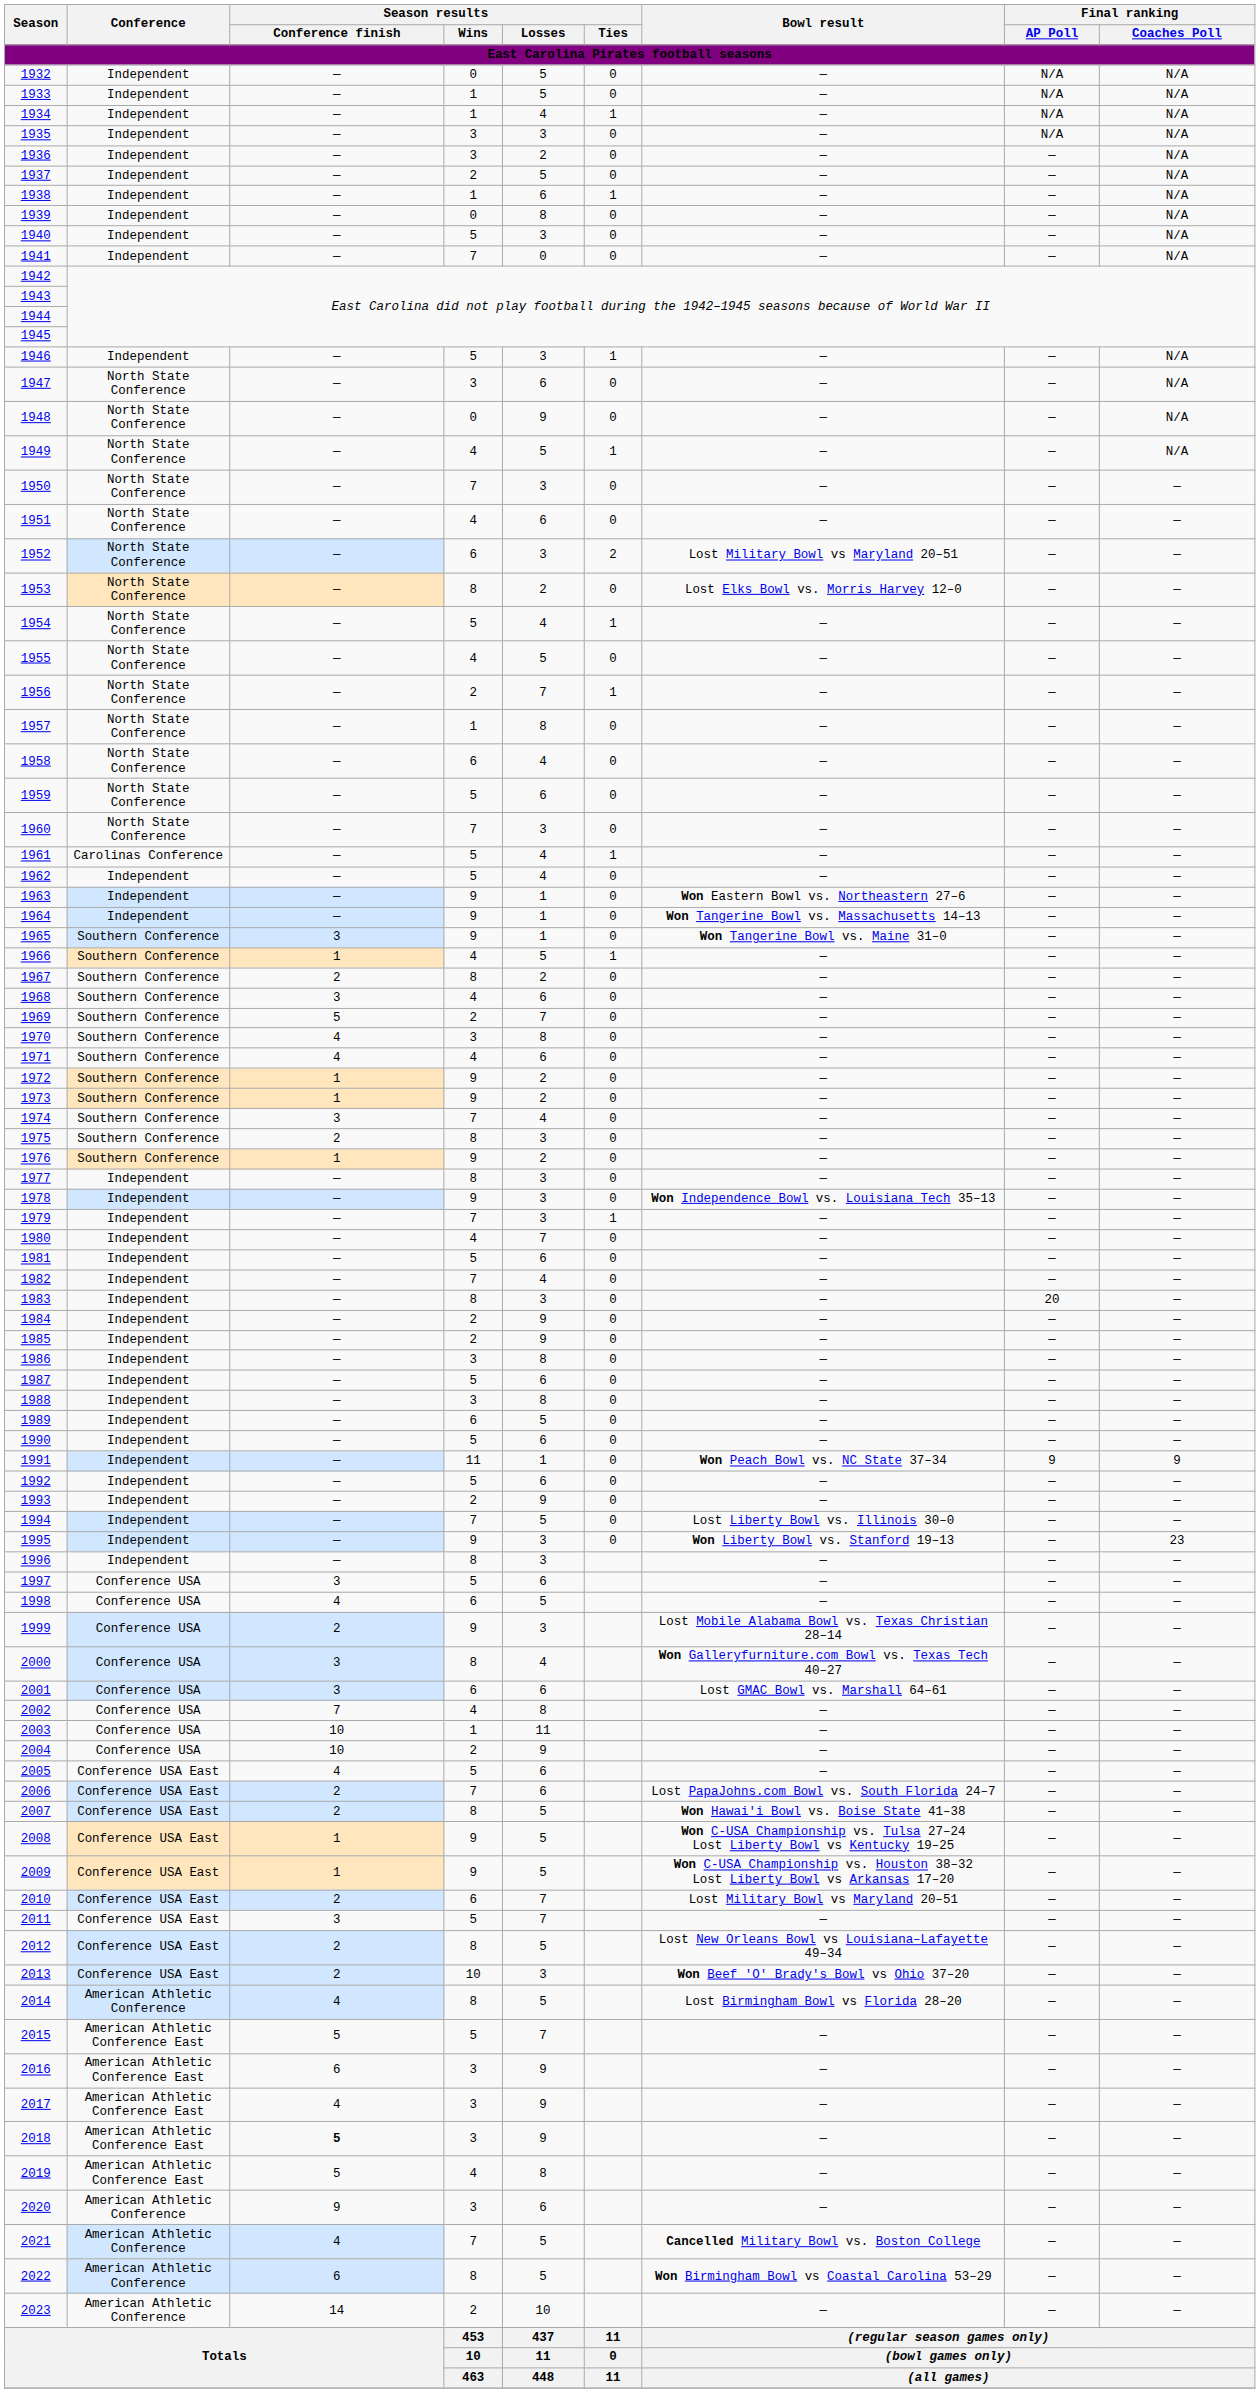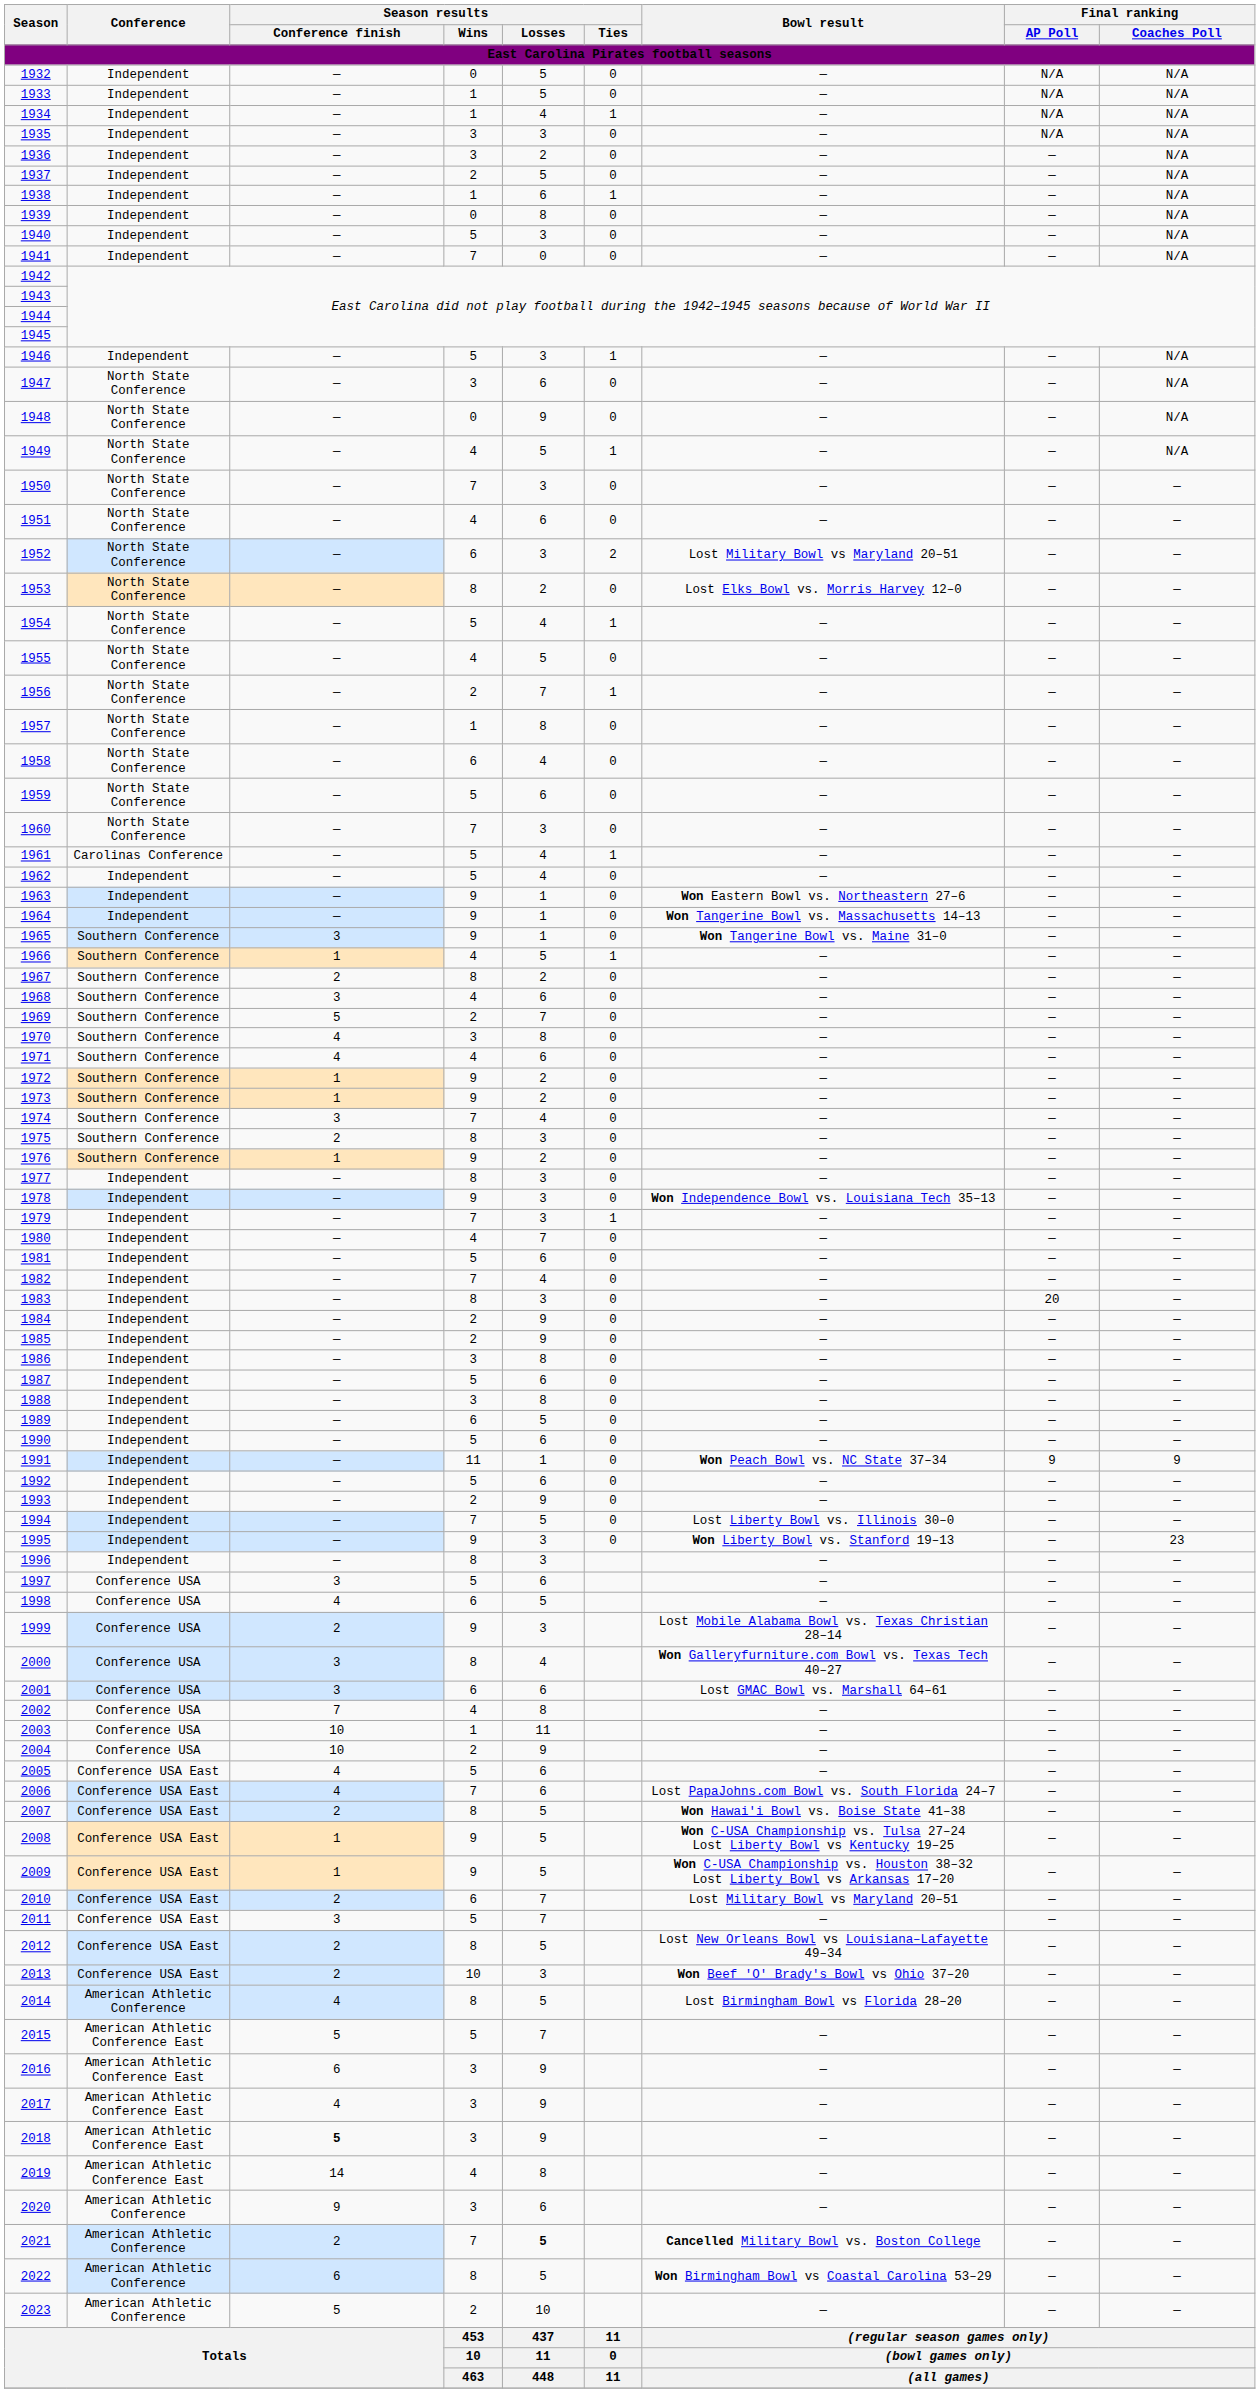(337, 1792) 2 -> (337, 1792) 4
(337, 2174) 5 -> (337, 2174) 14
(337, 2242) 4 -> (337, 2242) 2
(543, 2242) normal -> (543, 2242) bold
(337, 2311) 14 -> (337, 2311) 5
